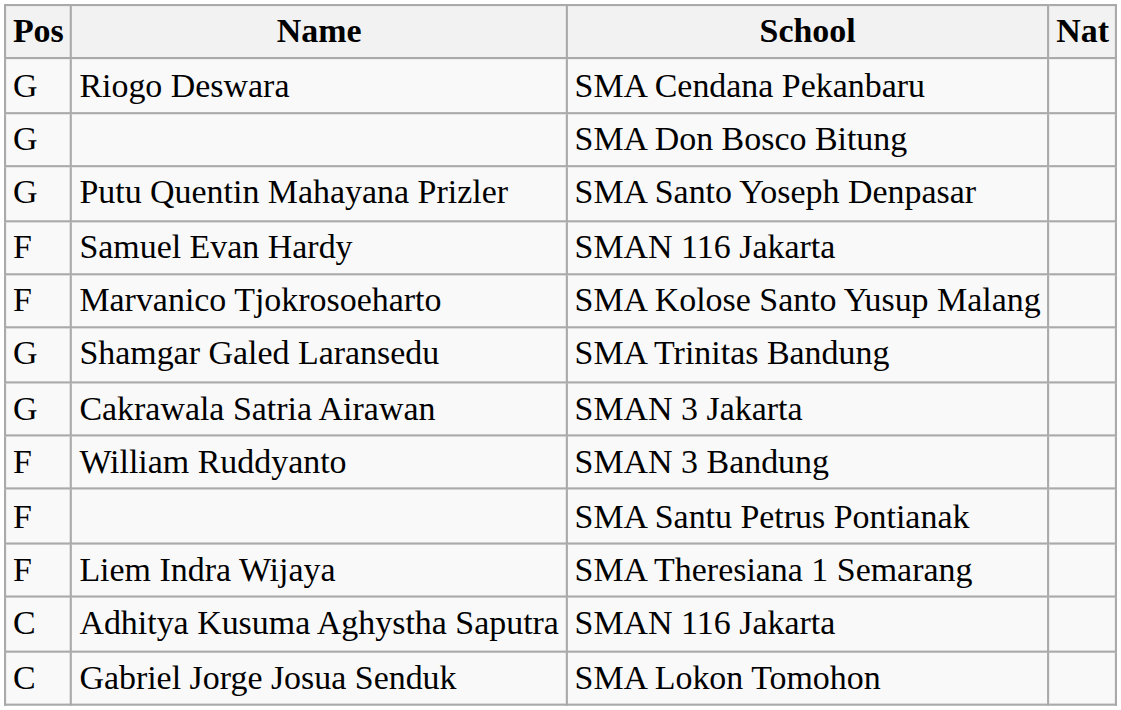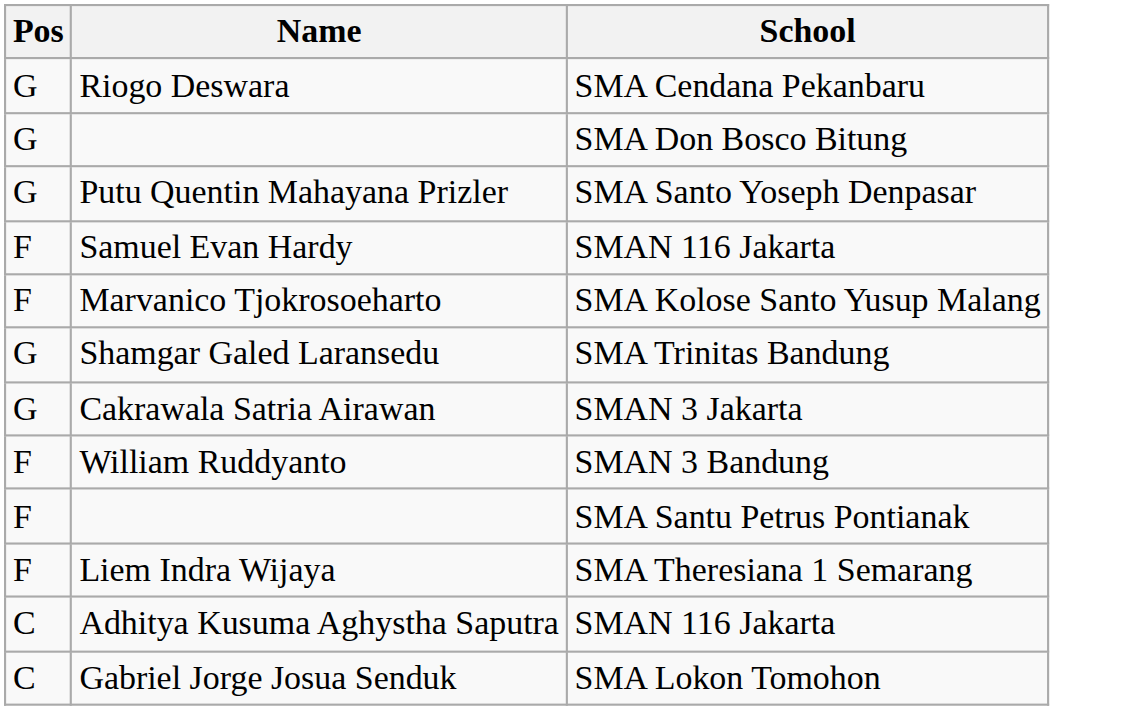- column: (1083, 31)
